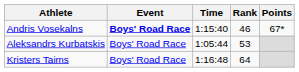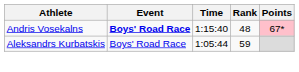(245, 28) 46 -> (245, 28) 48
(277, 28) no background -> (277, 28) pink background
(245, 44) 53 -> (245, 44) 59
- row: (38, 60)
